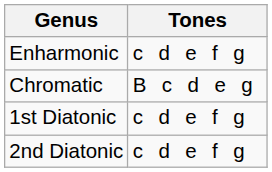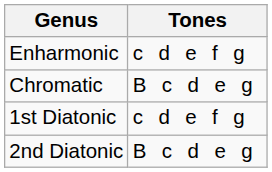(194, 150) c d e f g -> (198, 150) B c d e g
